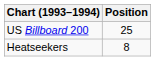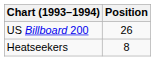(126, 30) 25 -> (126, 30) 26
